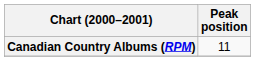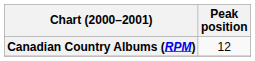(224, 46) 11 -> (224, 46) 12
